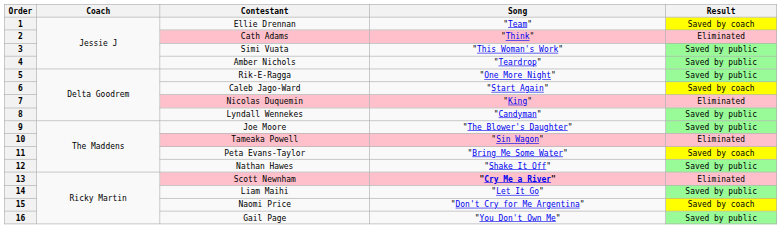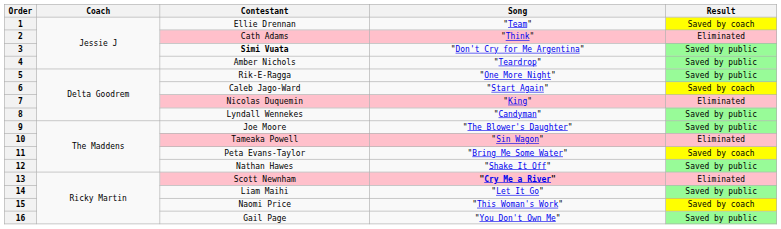(265, 50) normal -> (265, 50) bold
(518, 50) "This Woman's Work" -> (518, 50) "Don't Cry for Me Argentina"
(518, 205) "Don't Cry for Me Argentina" -> (518, 205) "This Woman's Work"
